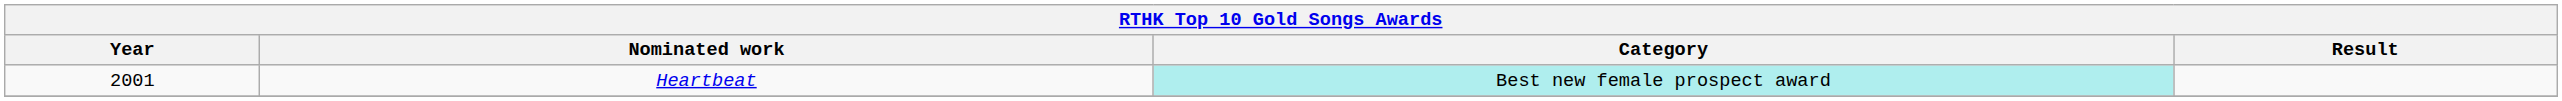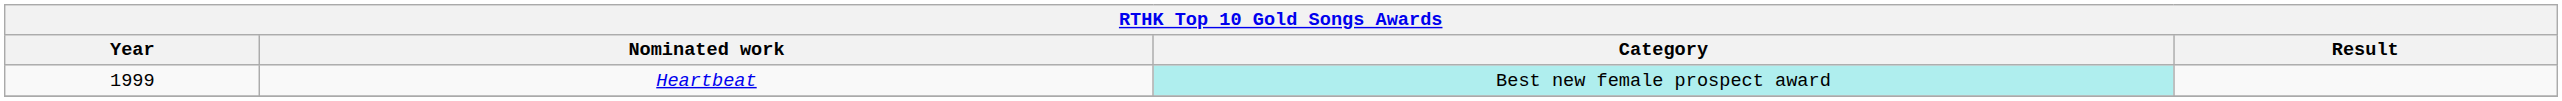(132, 80) 2001 -> (132, 80) 1999
